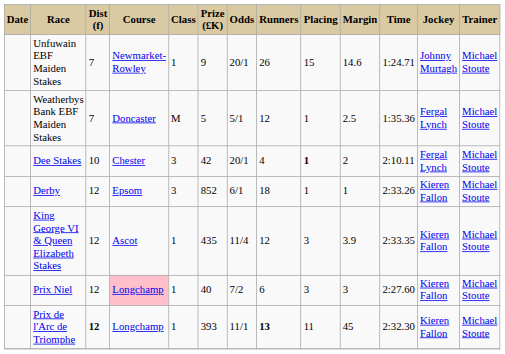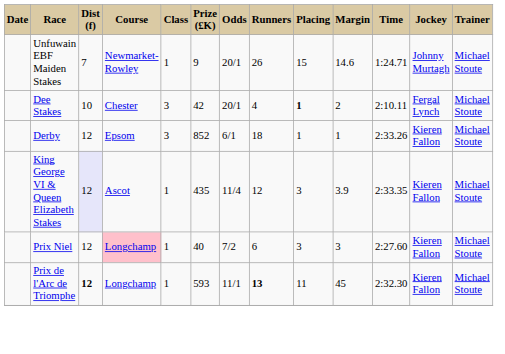- row: (58, 117)
(94, 240) no background -> (87, 191) lavender background
(209, 326) 393 -> (201, 283) 593
